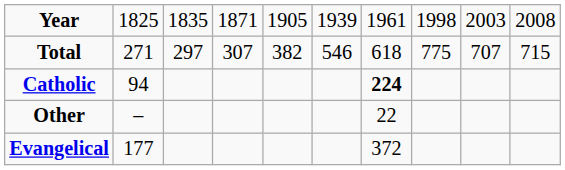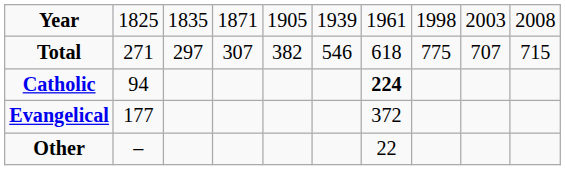rows swapped: (59, 148) <-> (59, 116)
